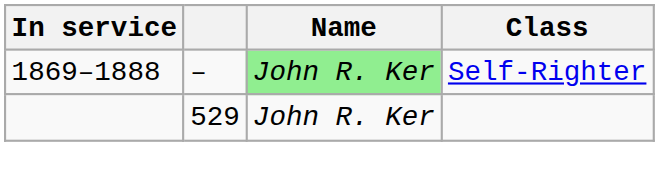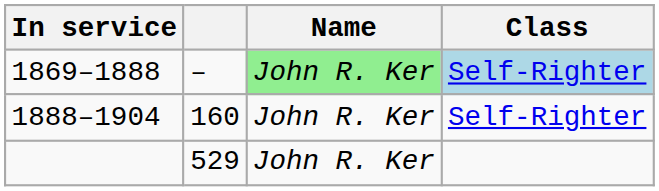(547, 72) no background -> (547, 72) lightblue background
+ row: (86, 117)
